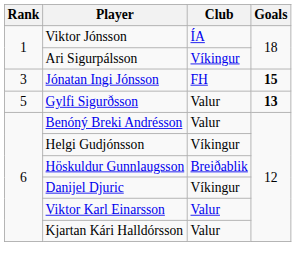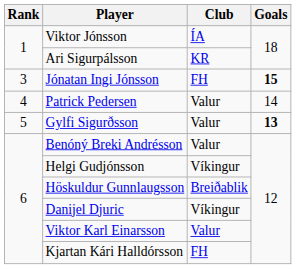(215, 58) Víkingur -> (200, 58) KR
+ row: (91, 101)
(205, 230) Valur -> (199, 252) FH
